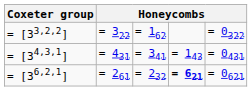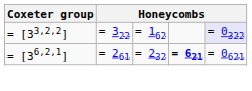(226, 33) no background -> (226, 33) lavender background
- row: (38, 54)
